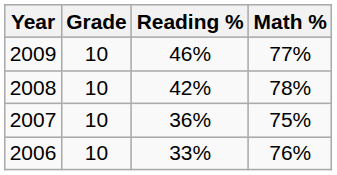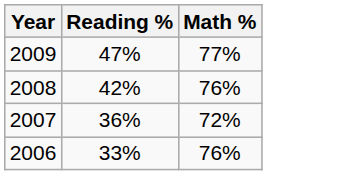- column: (96, 21)
(190, 54) 46% -> (120, 54) 47%
(290, 87) 78% -> (220, 87) 76%
(290, 120) 75% -> (220, 120) 72%
